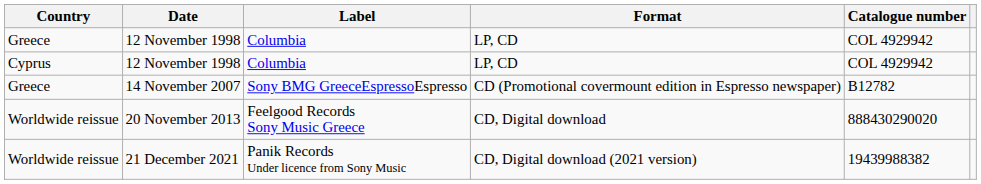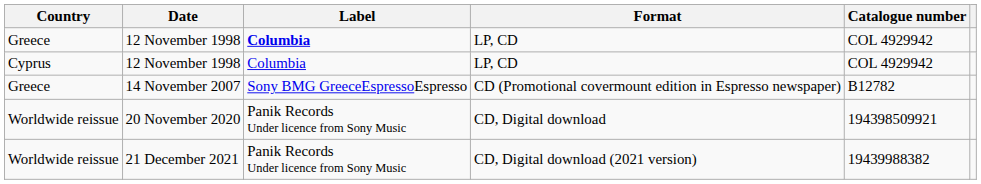(277, 39) normal -> (279, 39) bold
- row: (63, 119)
+ row: (63, 119)
